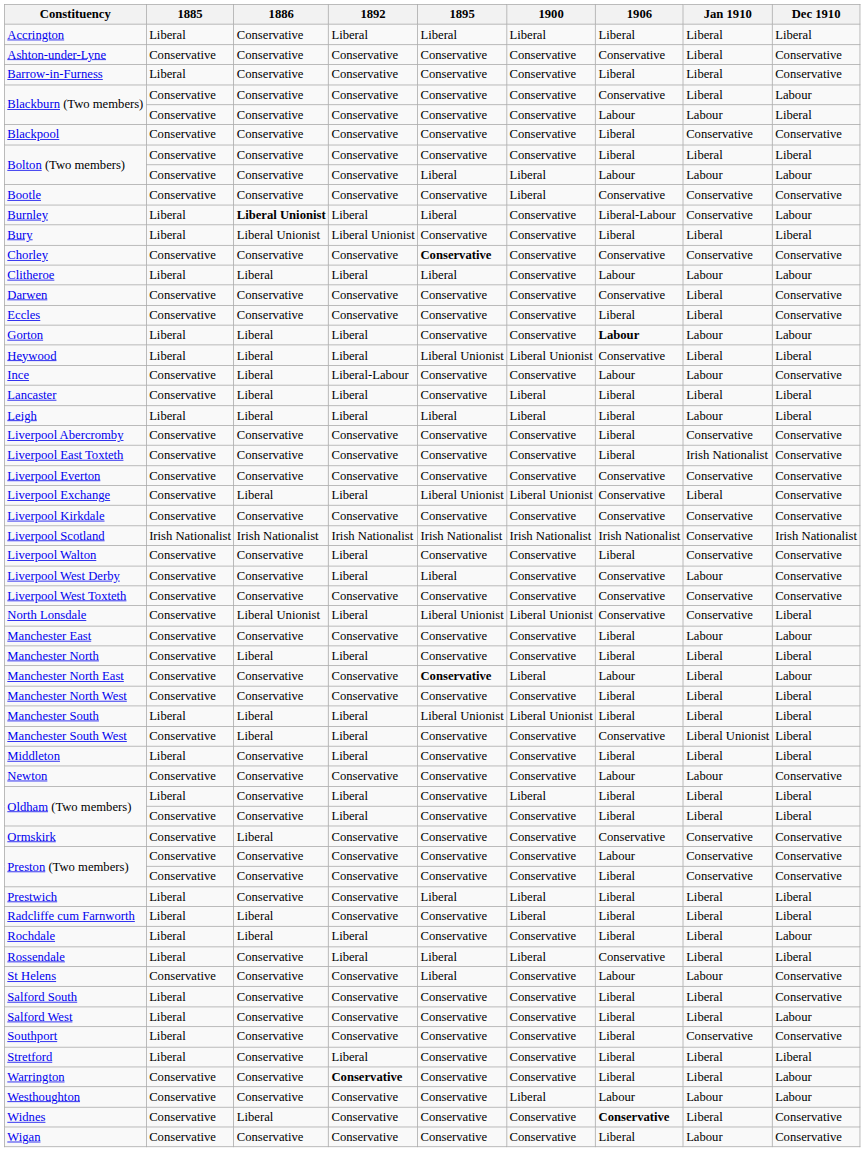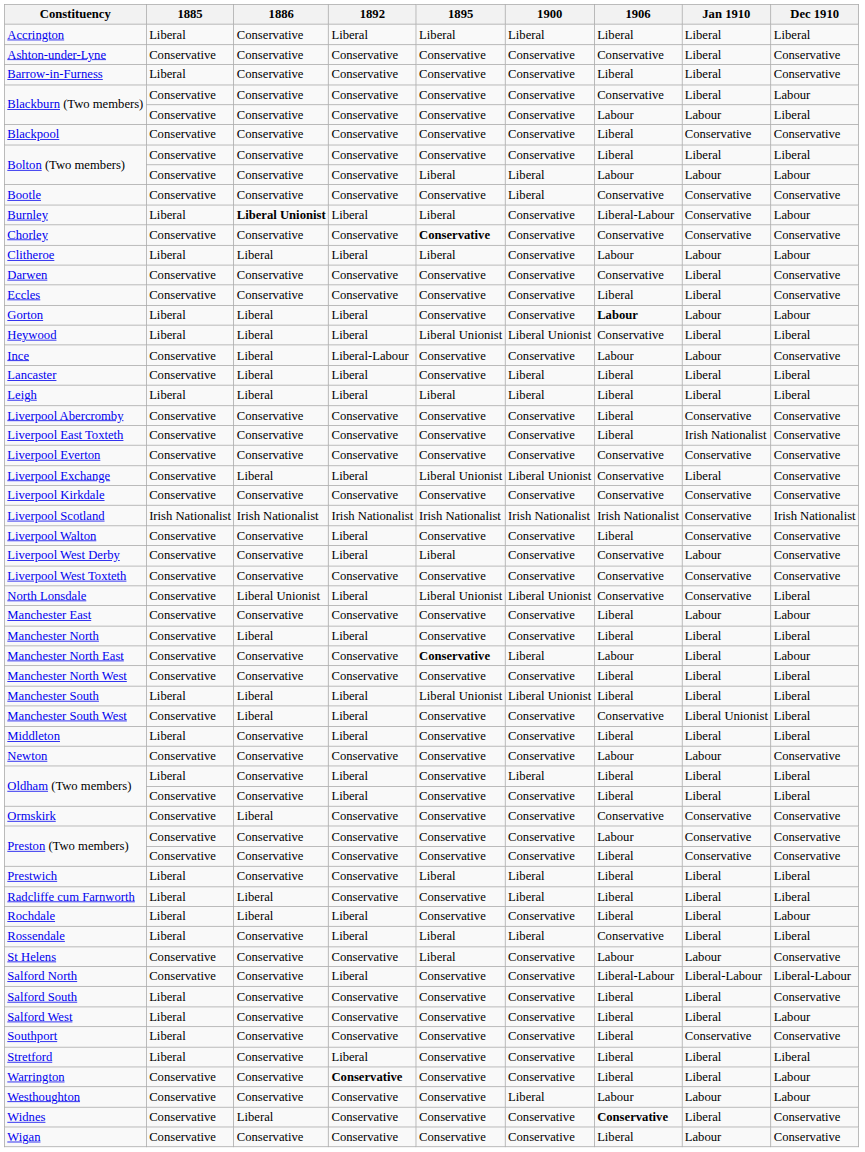- row: (20, 235)
(704, 415) Labour -> (703, 395) Liberal
+ row: (42, 976)
